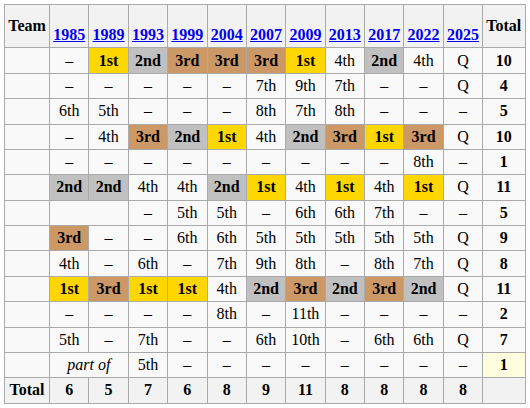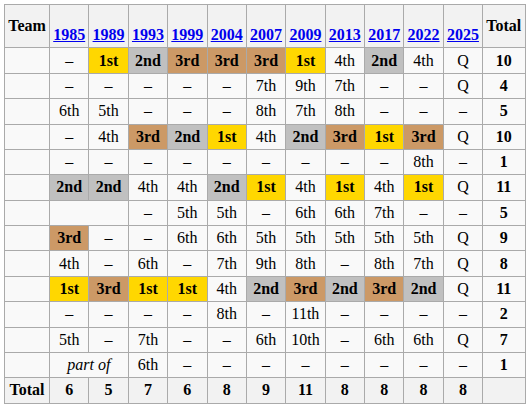(148, 365) 5th -> (148, 365) 6th
(504, 365) lightyellow background -> (504, 365) no background
